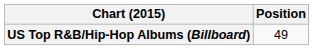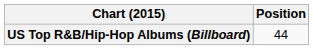(281, 34) 49 -> (281, 34) 44
